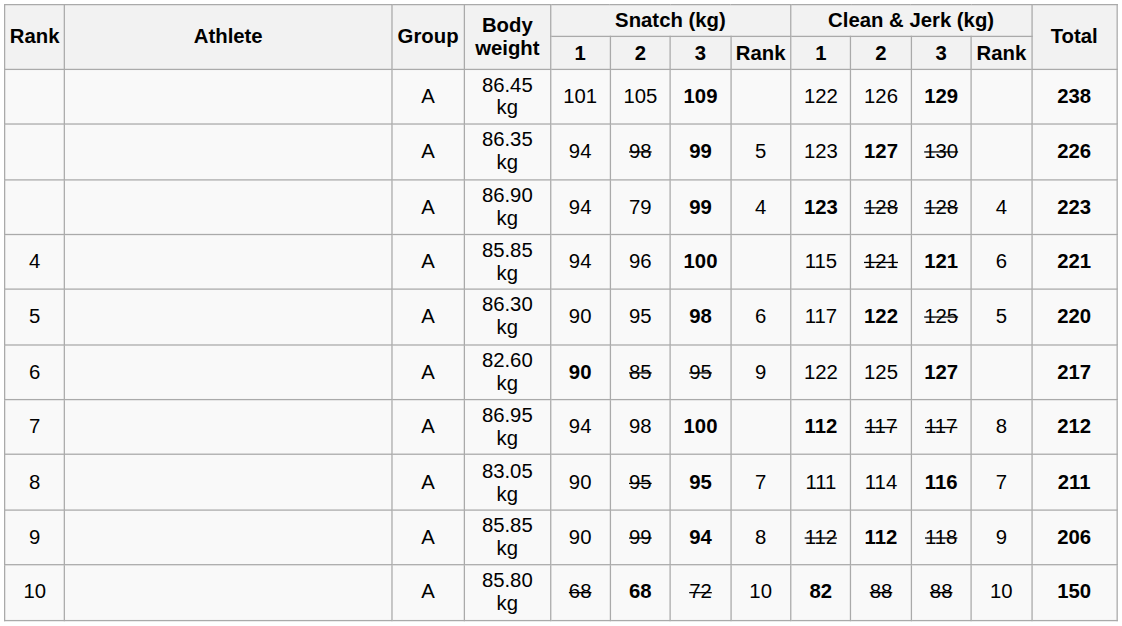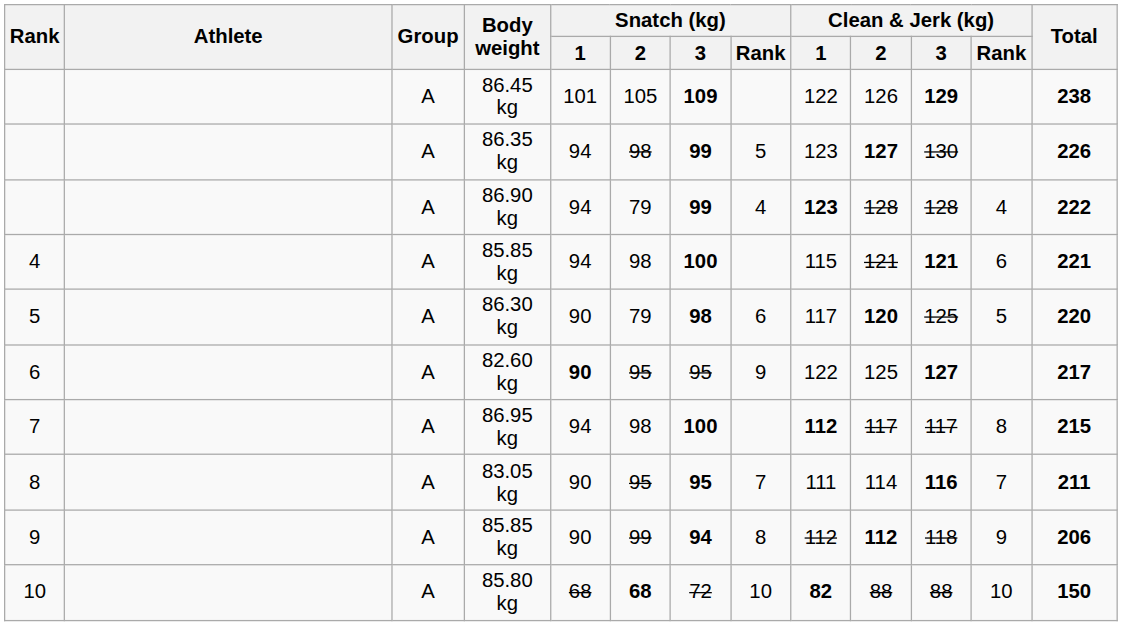(1074, 206) 223 -> (1074, 206) 222
(640, 261) 96 -> (640, 261) 98
(640, 316) 95 -> (640, 316) 79
(881, 316) 122 -> (881, 316) 120
(640, 371) 85 -> (640, 371) 95
(1074, 427) 212 -> (1074, 427) 215
